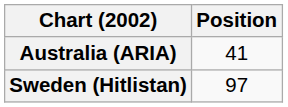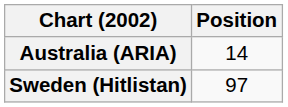(237, 53) 41 -> (237, 53) 14
